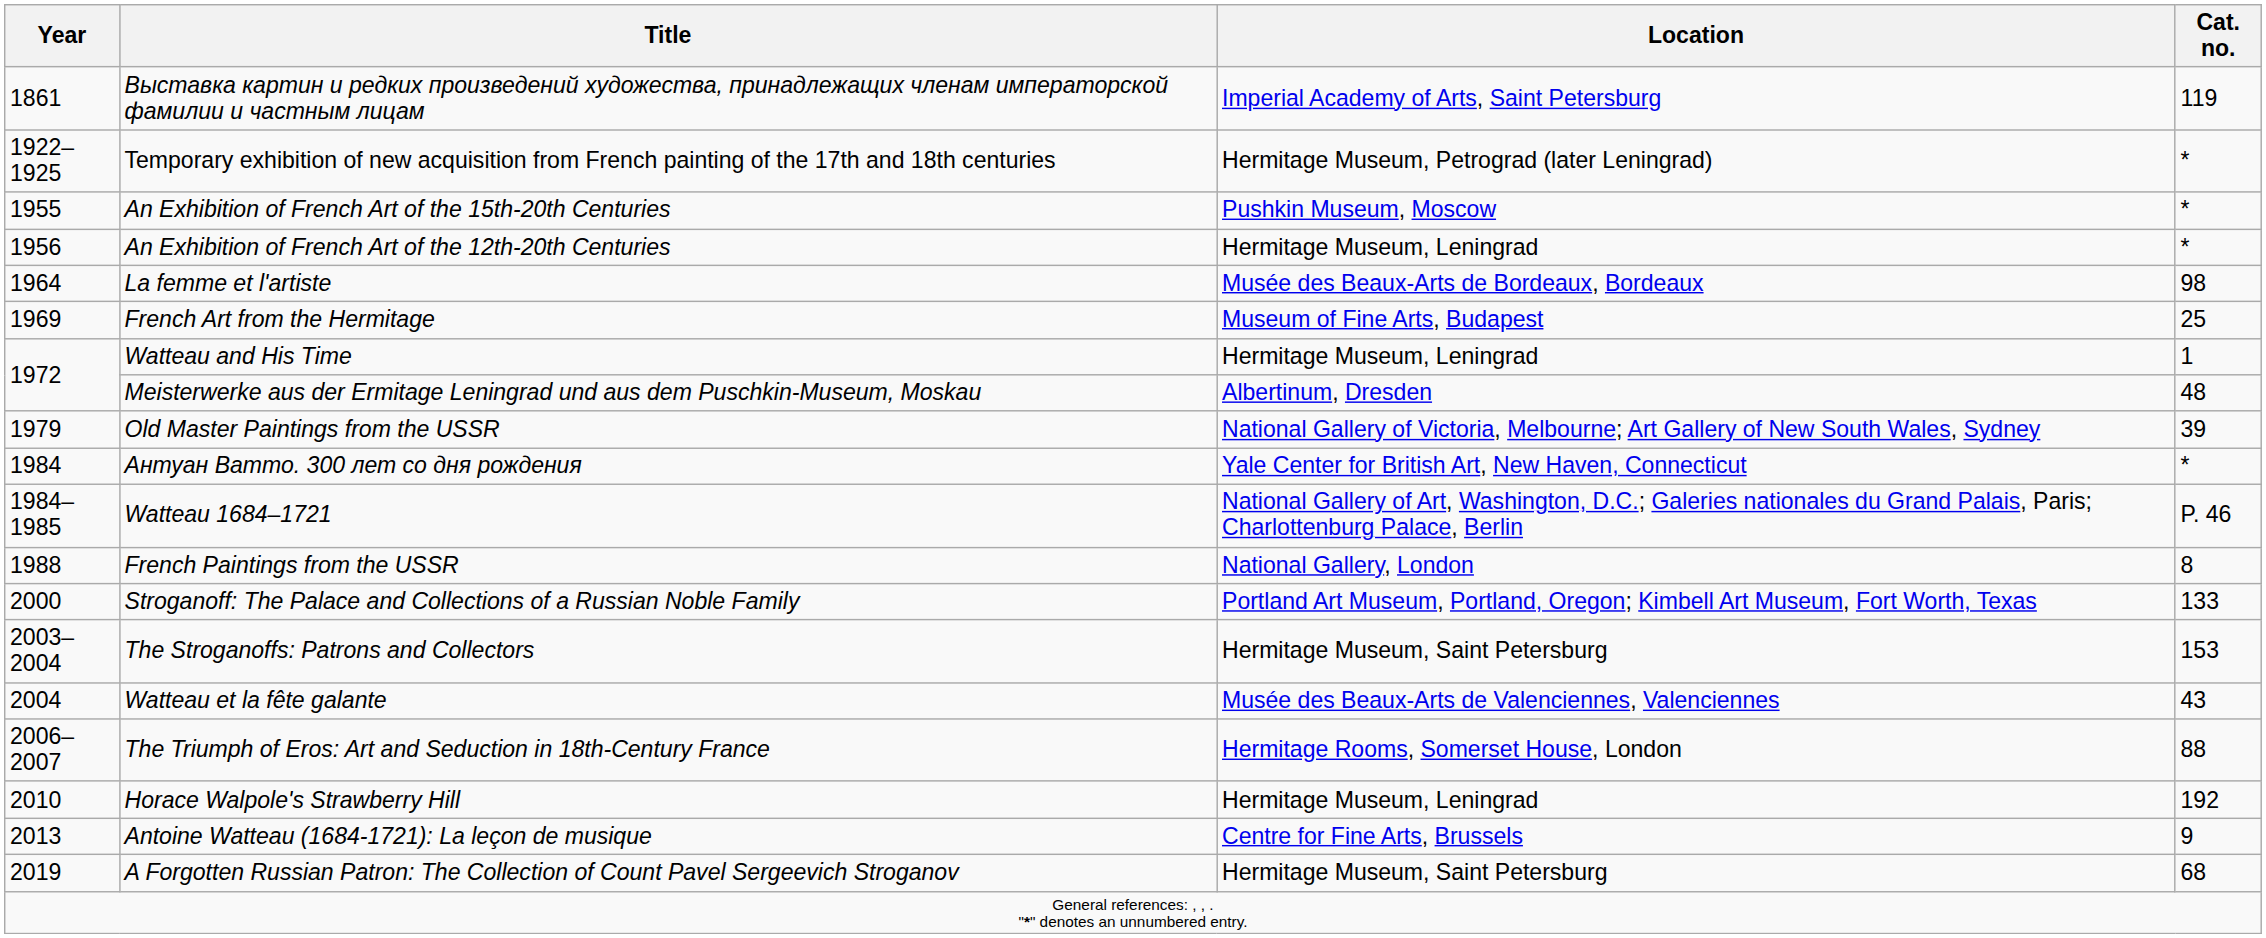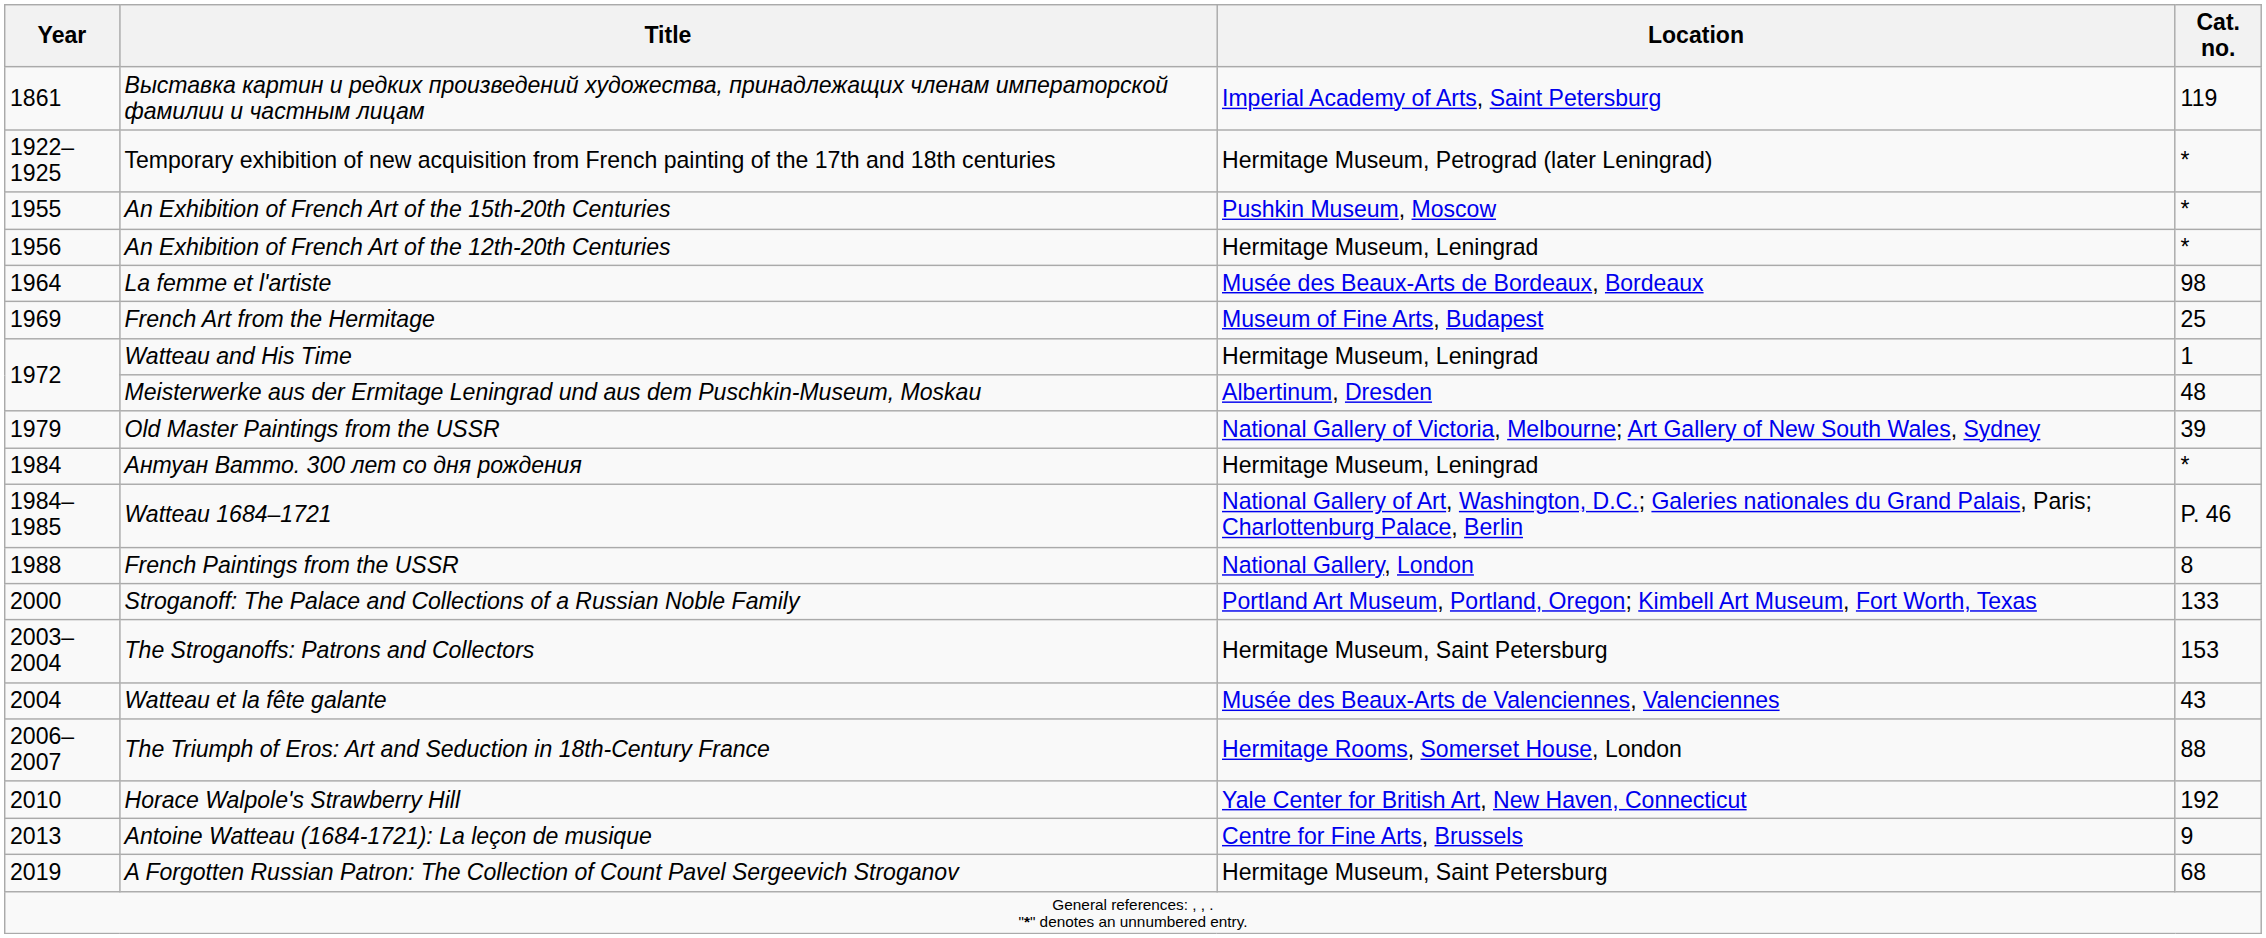(1484, 465) Yale Center for British Art, New Haven, Connecticut -> (1380, 465) Hermitage Museum, Leningrad
(1380, 799) Hermitage Museum, Leningrad -> (1484, 799) Yale Center for British Art, New Haven, Connecticut
